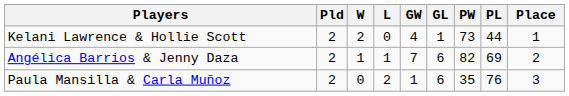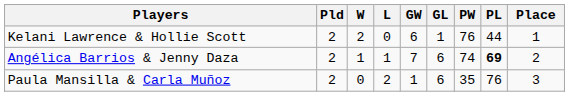(414, 37) 4 -> (414, 37) 6
(467, 37) 73 -> (467, 37) 76
(467, 59) 82 -> (467, 59) 74
(494, 59) normal -> (494, 59) bold
